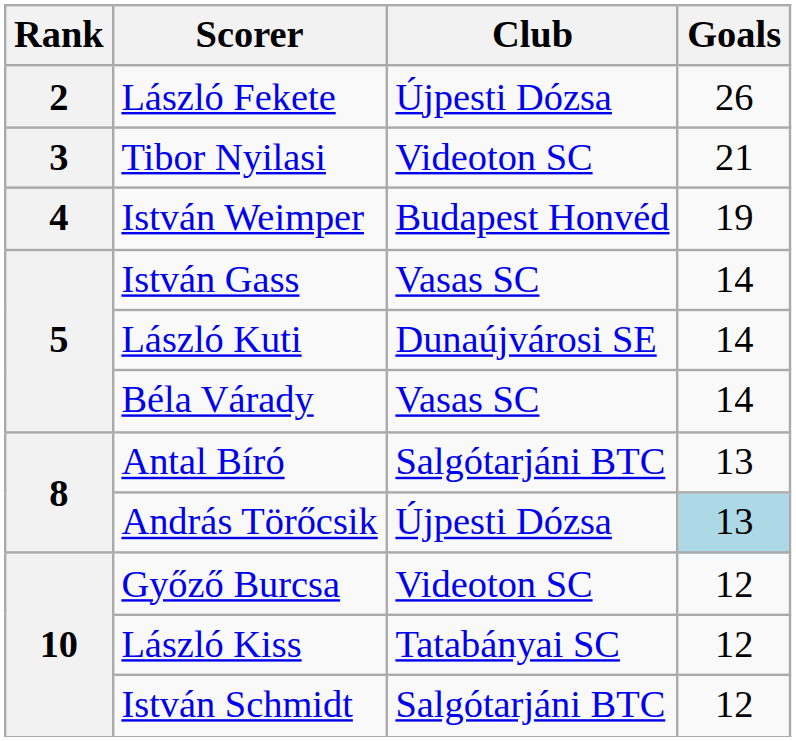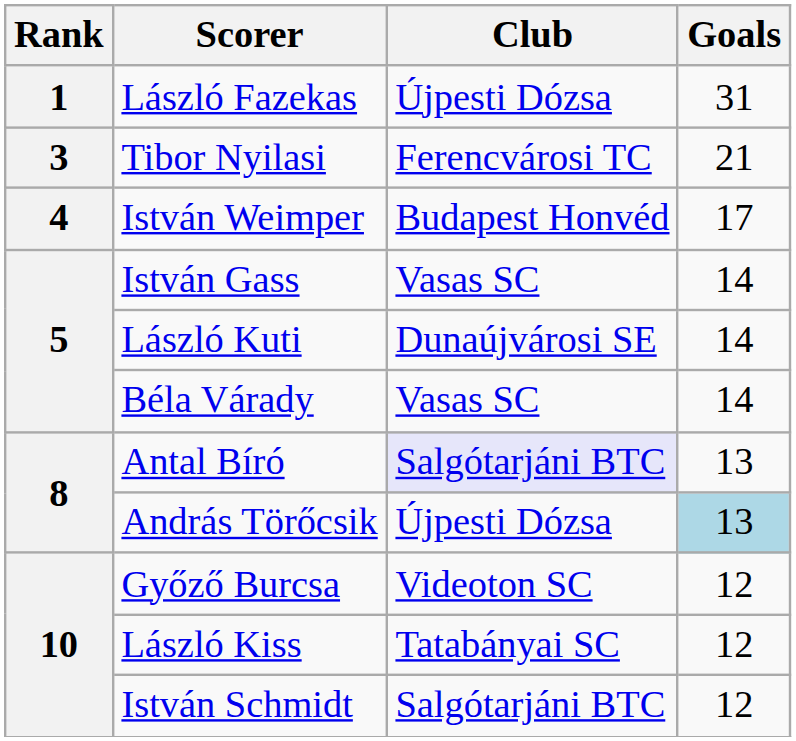+ row: (239, 95)
- row: (229, 95)
(494, 156) Videoton SC -> (524, 156) Ferencvárosi TC
(734, 217) 19 -> (734, 217) 17
(530, 461) no background -> (530, 461) lavender background
